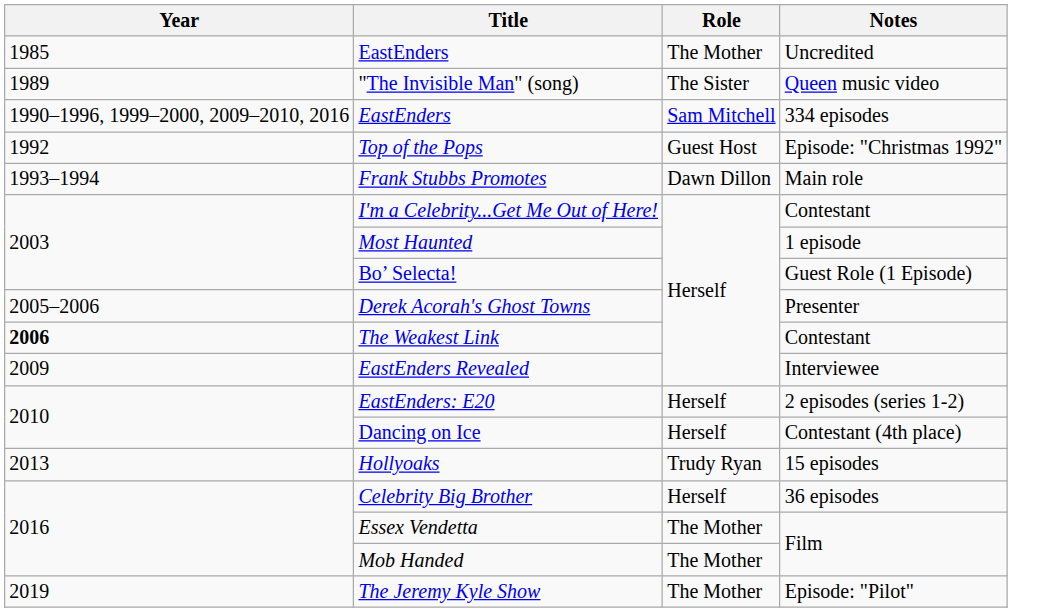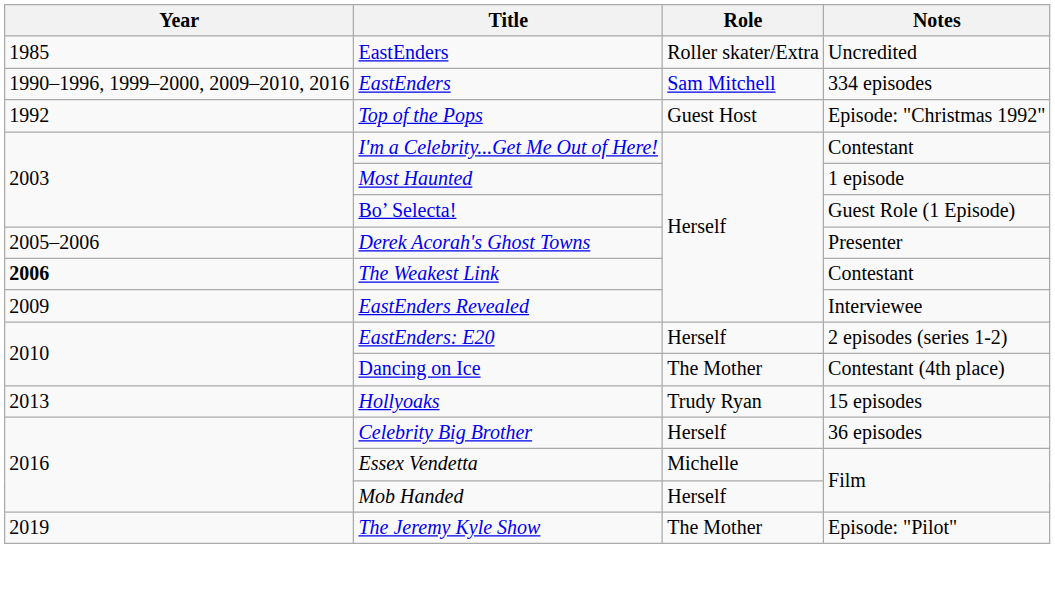(715, 52) The Mother -> (743, 52) Roller skater/Extra
- row: (469, 83)
- row: (453, 178)
(697, 432) Herself -> (715, 369) The Mother
(715, 527) The Mother -> (703, 464) Michelle
(715, 559) The Mother -> (697, 496) Herself
